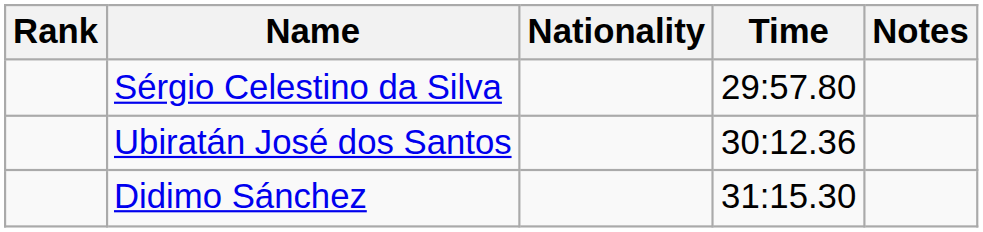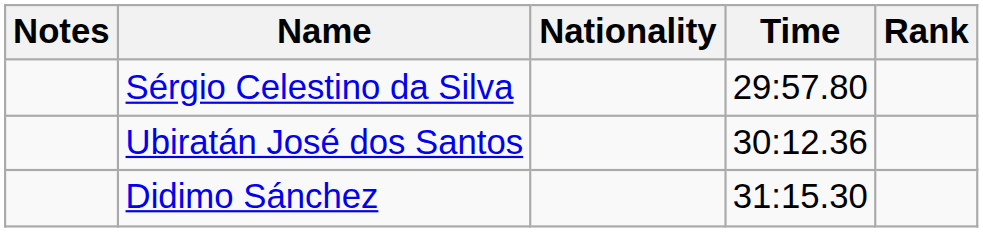columns swapped: (56, 32) <-> (920, 32)
